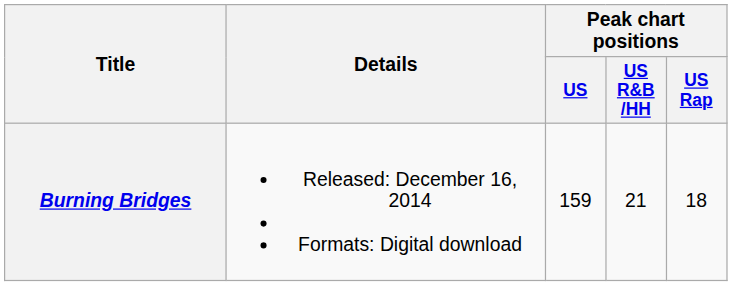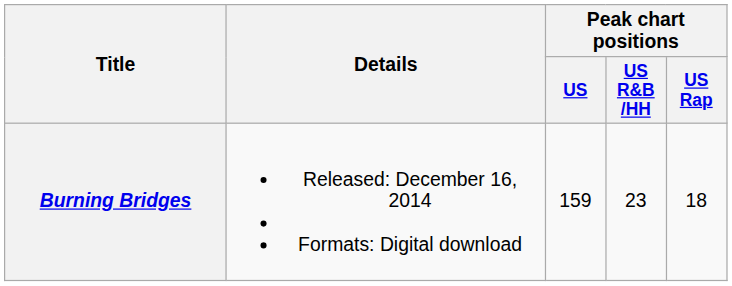(636, 201) 21 -> (636, 201) 23
